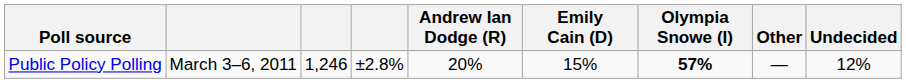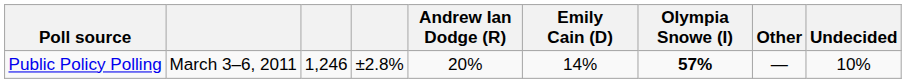(580, 64) 15% -> (580, 64) 14%
(854, 64) 12% -> (854, 64) 10%
